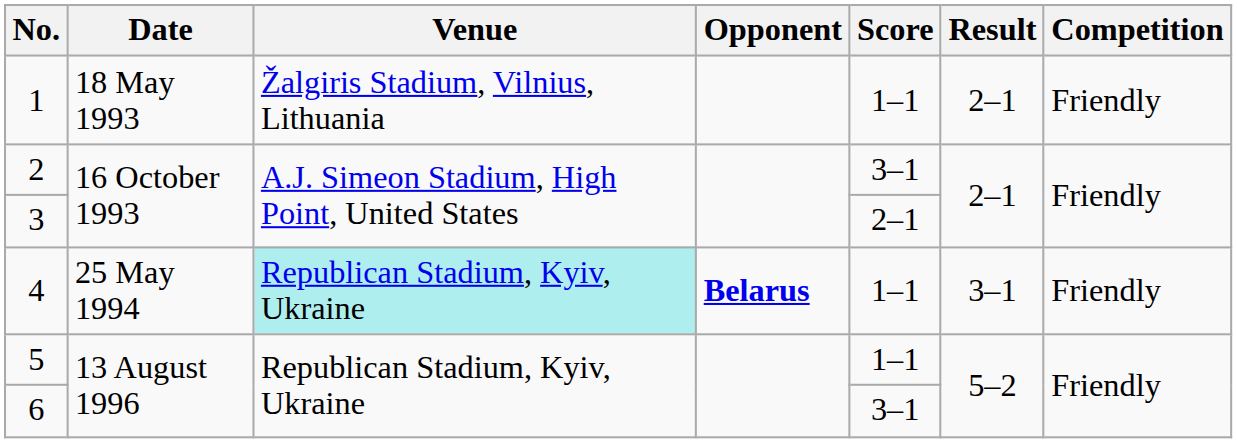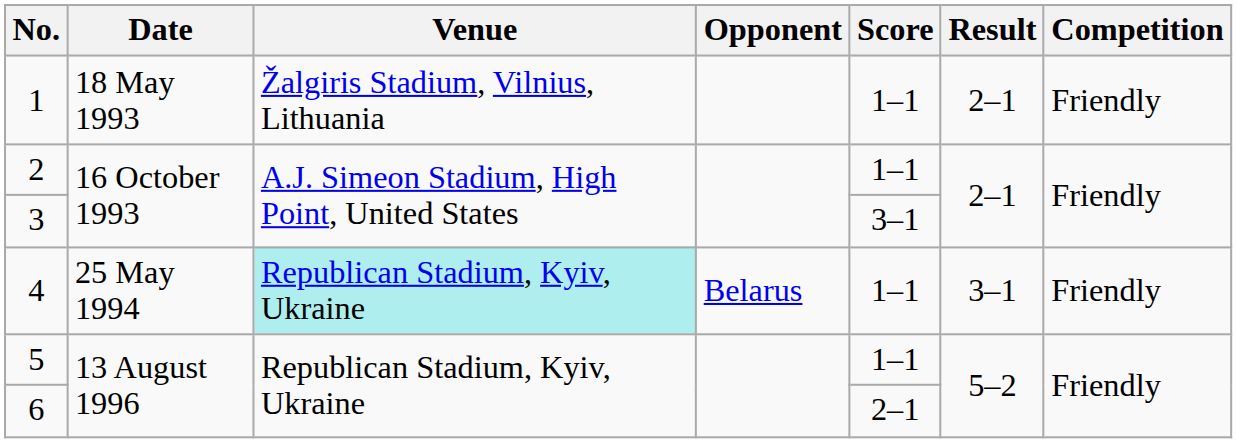(895, 169) 3–1 -> (895, 169) 1–1
(895, 220) 2–1 -> (895, 220) 3–1
(757, 289) bold -> (753, 289) normal
(895, 410) 3–1 -> (895, 410) 2–1
